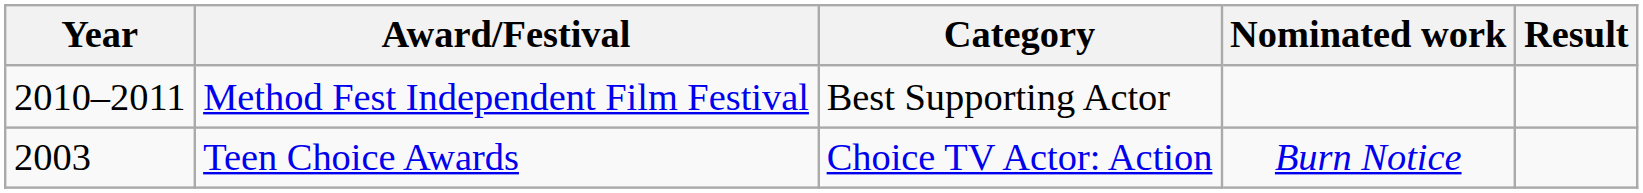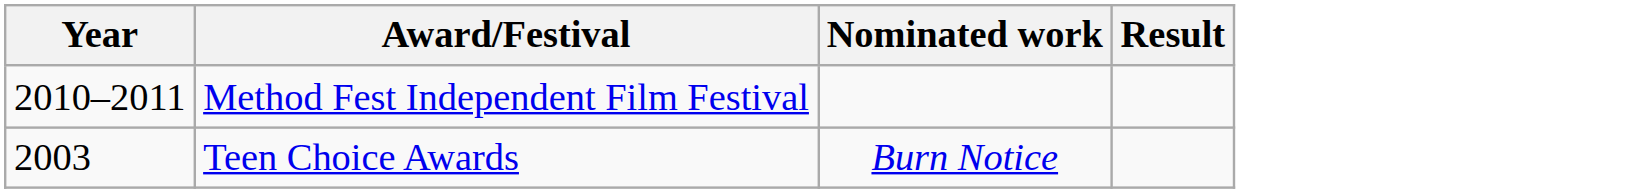- column: (1020, 34)
